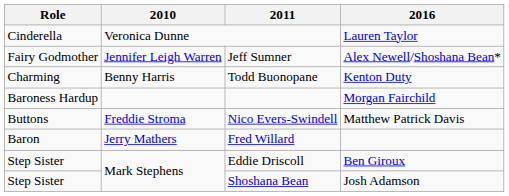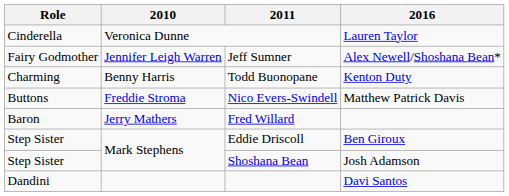- row: (389, 98)
+ row: (375, 181)
